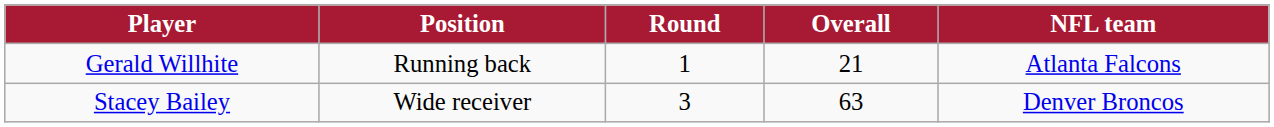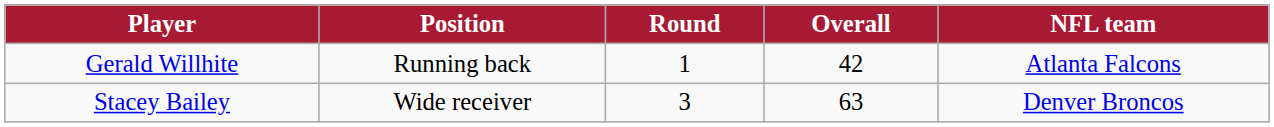(851, 63) 21 -> (851, 63) 42
